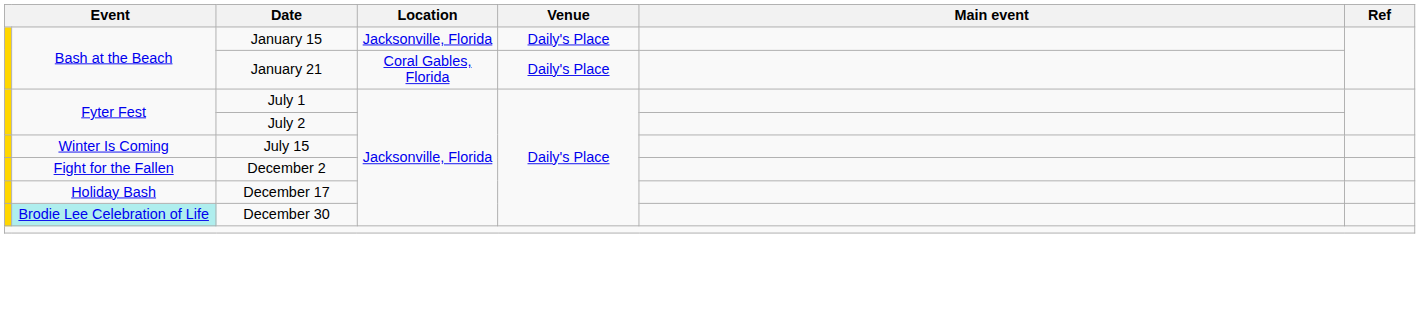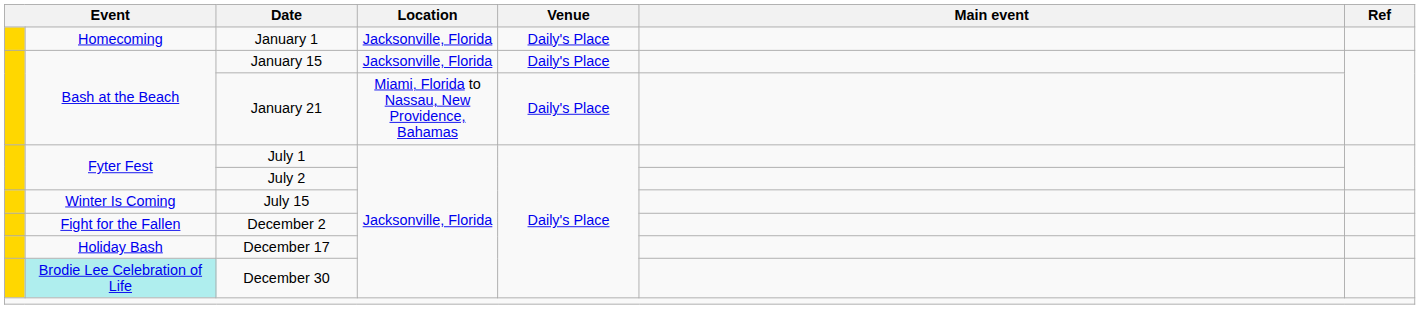+ row: (286, 38)
(427, 69) Coral Gables, Florida -> (427, 108) Miami, Florida to Nassau, New Providence, Bahamas
